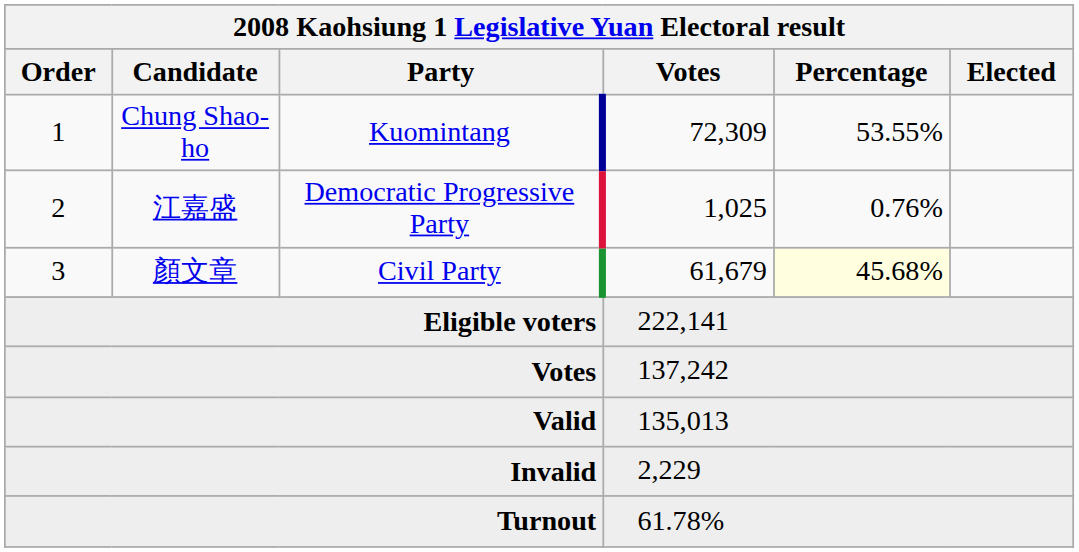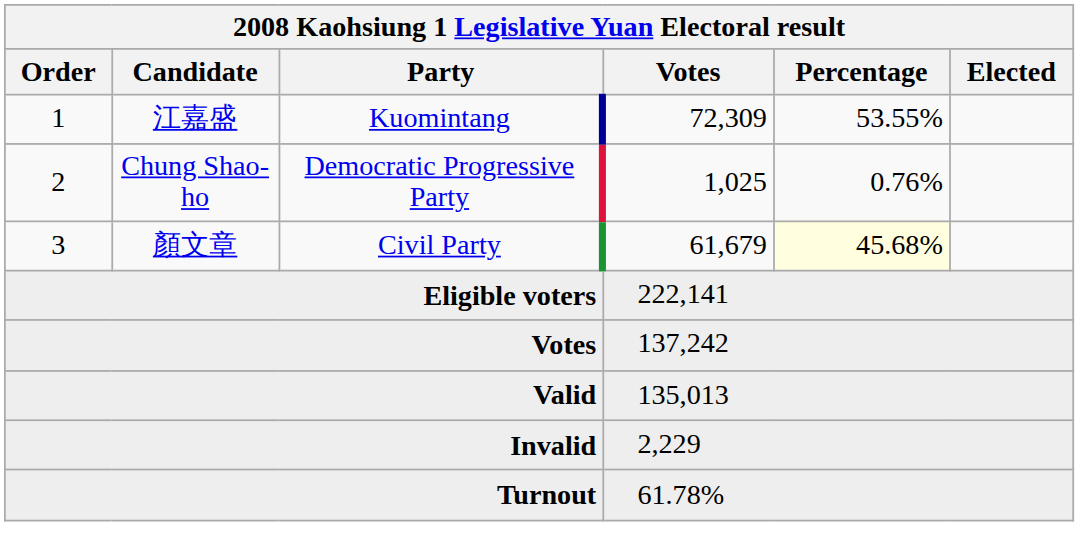(195, 131) Chung Shao-ho -> (195, 117) 江嘉盛
(195, 207) 江嘉盛 -> (195, 181) Chung Shao-ho
